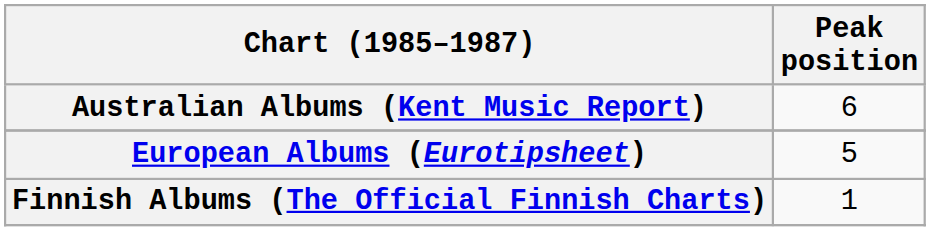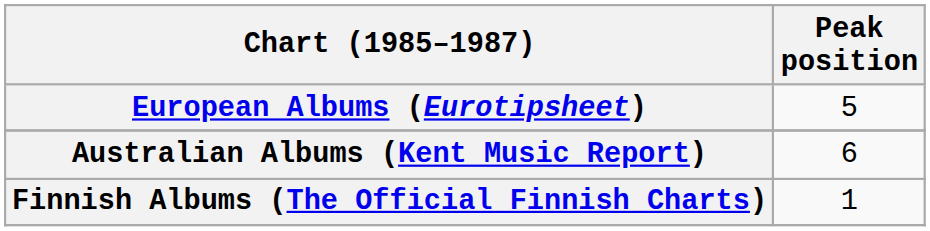rows swapped: (389, 108) <-> (389, 155)
